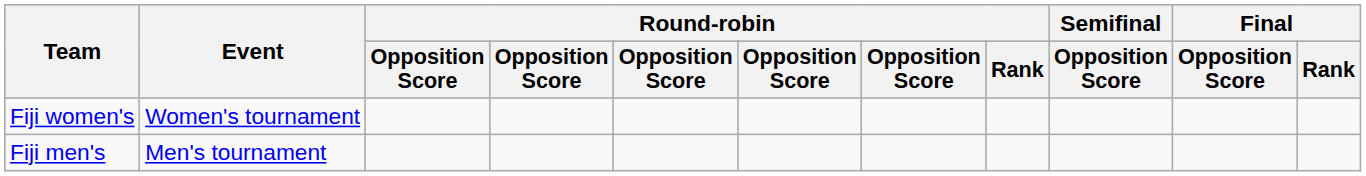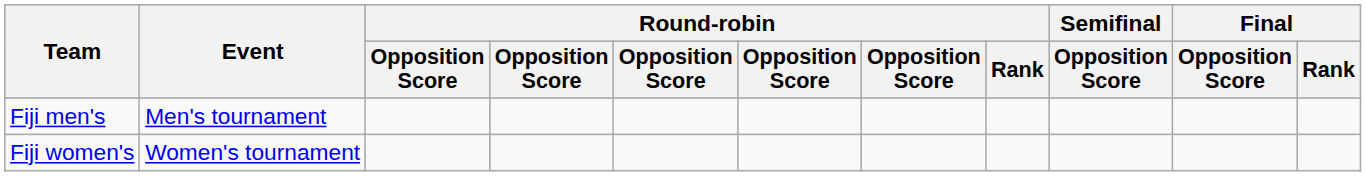rows swapped: (58, 153) <-> (72, 117)
